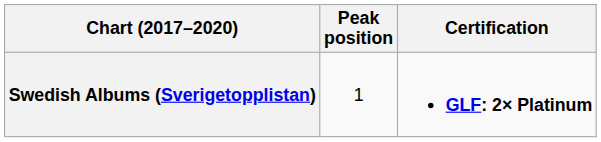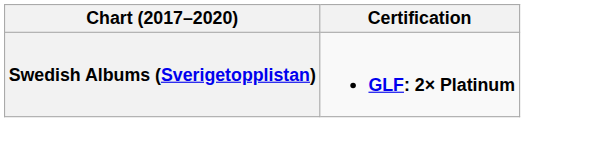- column: (359, 28)
